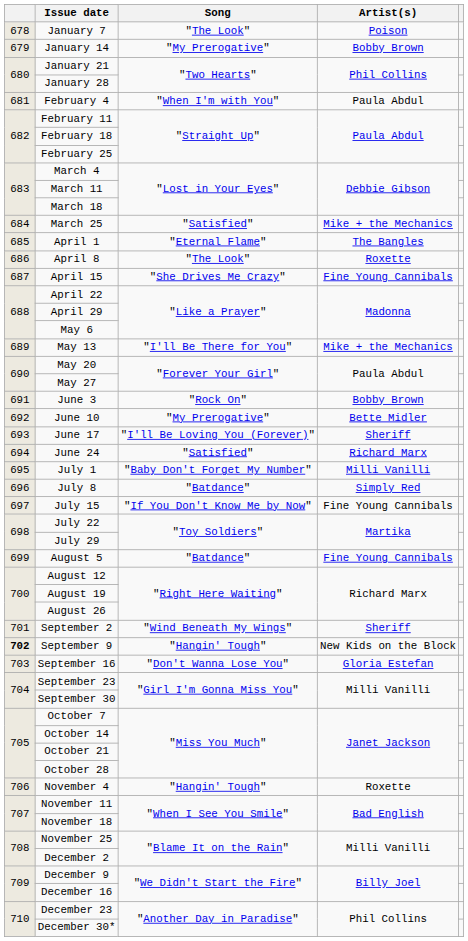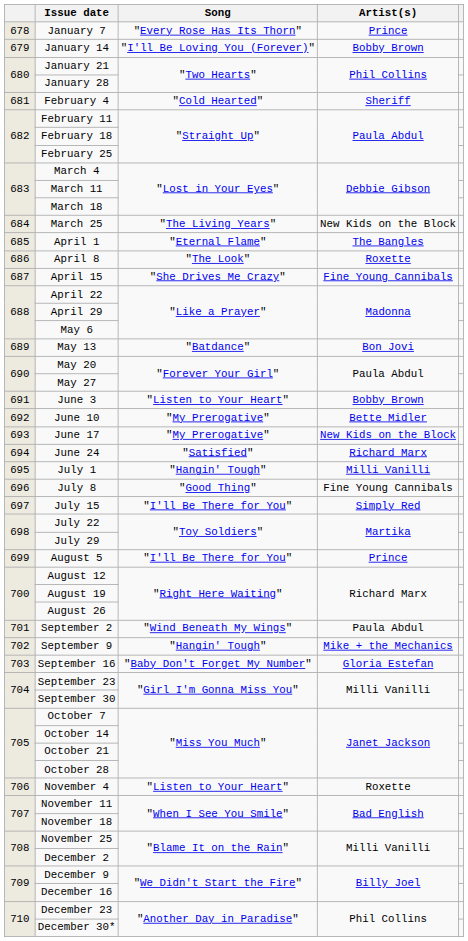(218, 31) "The Look" -> (218, 31) "Every Rose Has Its Thorn"
(388, 31) Poison -> (388, 31) Prince
(218, 48) "My Prerogative" -> (218, 48) "I'll Be Loving You (Forever)"
(218, 101) "When I'm with You" -> (218, 101) "Cold Hearted"
(388, 101) Paula Abdul -> (388, 101) Sheriff
(218, 224) "Satisfied" -> (218, 224) "The Living Years"
(388, 224) Mike + the Mechanics -> (388, 224) New Kids on the Block
(218, 347) "I'll Be There for You" -> (218, 347) "Batdance"
(388, 347) Mike + the Mechanics -> (388, 347) Bon Jovi
(218, 400) "Rock On" -> (218, 400) "Listen to Your Heart"
(218, 435) "I'll Be Loving You (Forever)" -> (218, 435) "My Prerogative"
(388, 435) Sheriff -> (388, 435) New Kids on the Block
(218, 470) "Baby Don't Forget My Number" -> (218, 470) "Hangin' Tough"
(218, 488) "Batdance" -> (218, 488) "Good Thing"
(388, 488) Simply Red -> (388, 488) Fine Young Cannibals
(218, 506) "If You Don't Know Me by Now" -> (218, 506) "I'll Be There for You"
(388, 506) Fine Young Cannibals -> (388, 506) Simply Red
(218, 558) "Batdance" -> (218, 558) "I'll Be There for You"
(388, 558) Fine Young Cannibals -> (388, 558) Prince
(388, 629) Sheriff -> (388, 629) Paula Abdul
(20, 646) bold -> (20, 646) normal
(388, 646) New Kids on the Block -> (388, 646) Mike + the Mechanics
(218, 664) "Don't Wanna Lose You" -> (218, 664) "Baby Don't Forget My Number"
(218, 787) "Hangin' Tough" -> (218, 787) "Listen to Your Heart"
